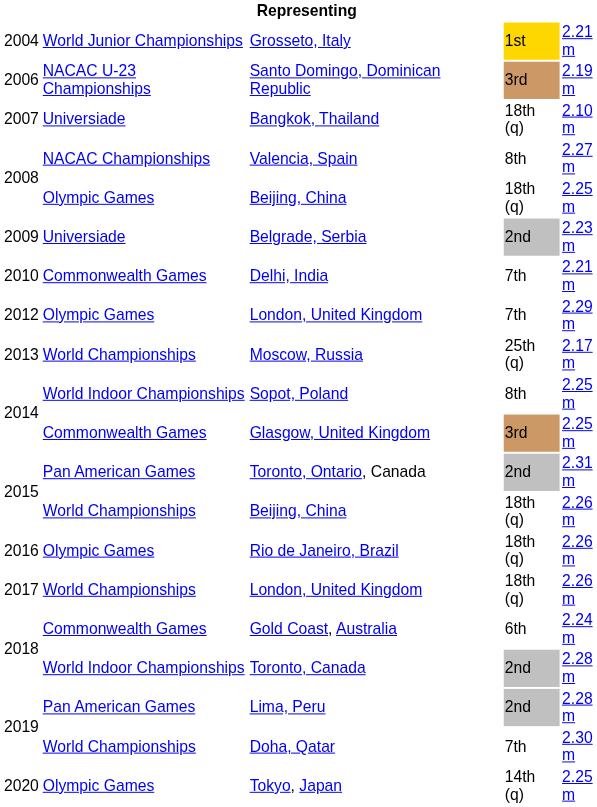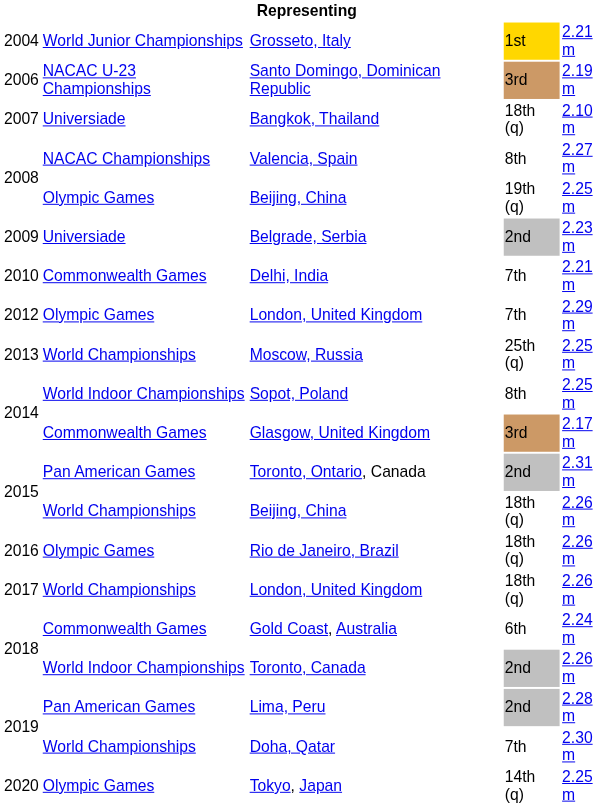(520, 197) 18th (q) -> (520, 197) 19th (q)
(577, 354) 2.17 m -> (577, 354) 2.25 m
(577, 433) 2.25 m -> (577, 433) 2.17 m
(577, 668) 2.28 m -> (577, 668) 2.26 m
